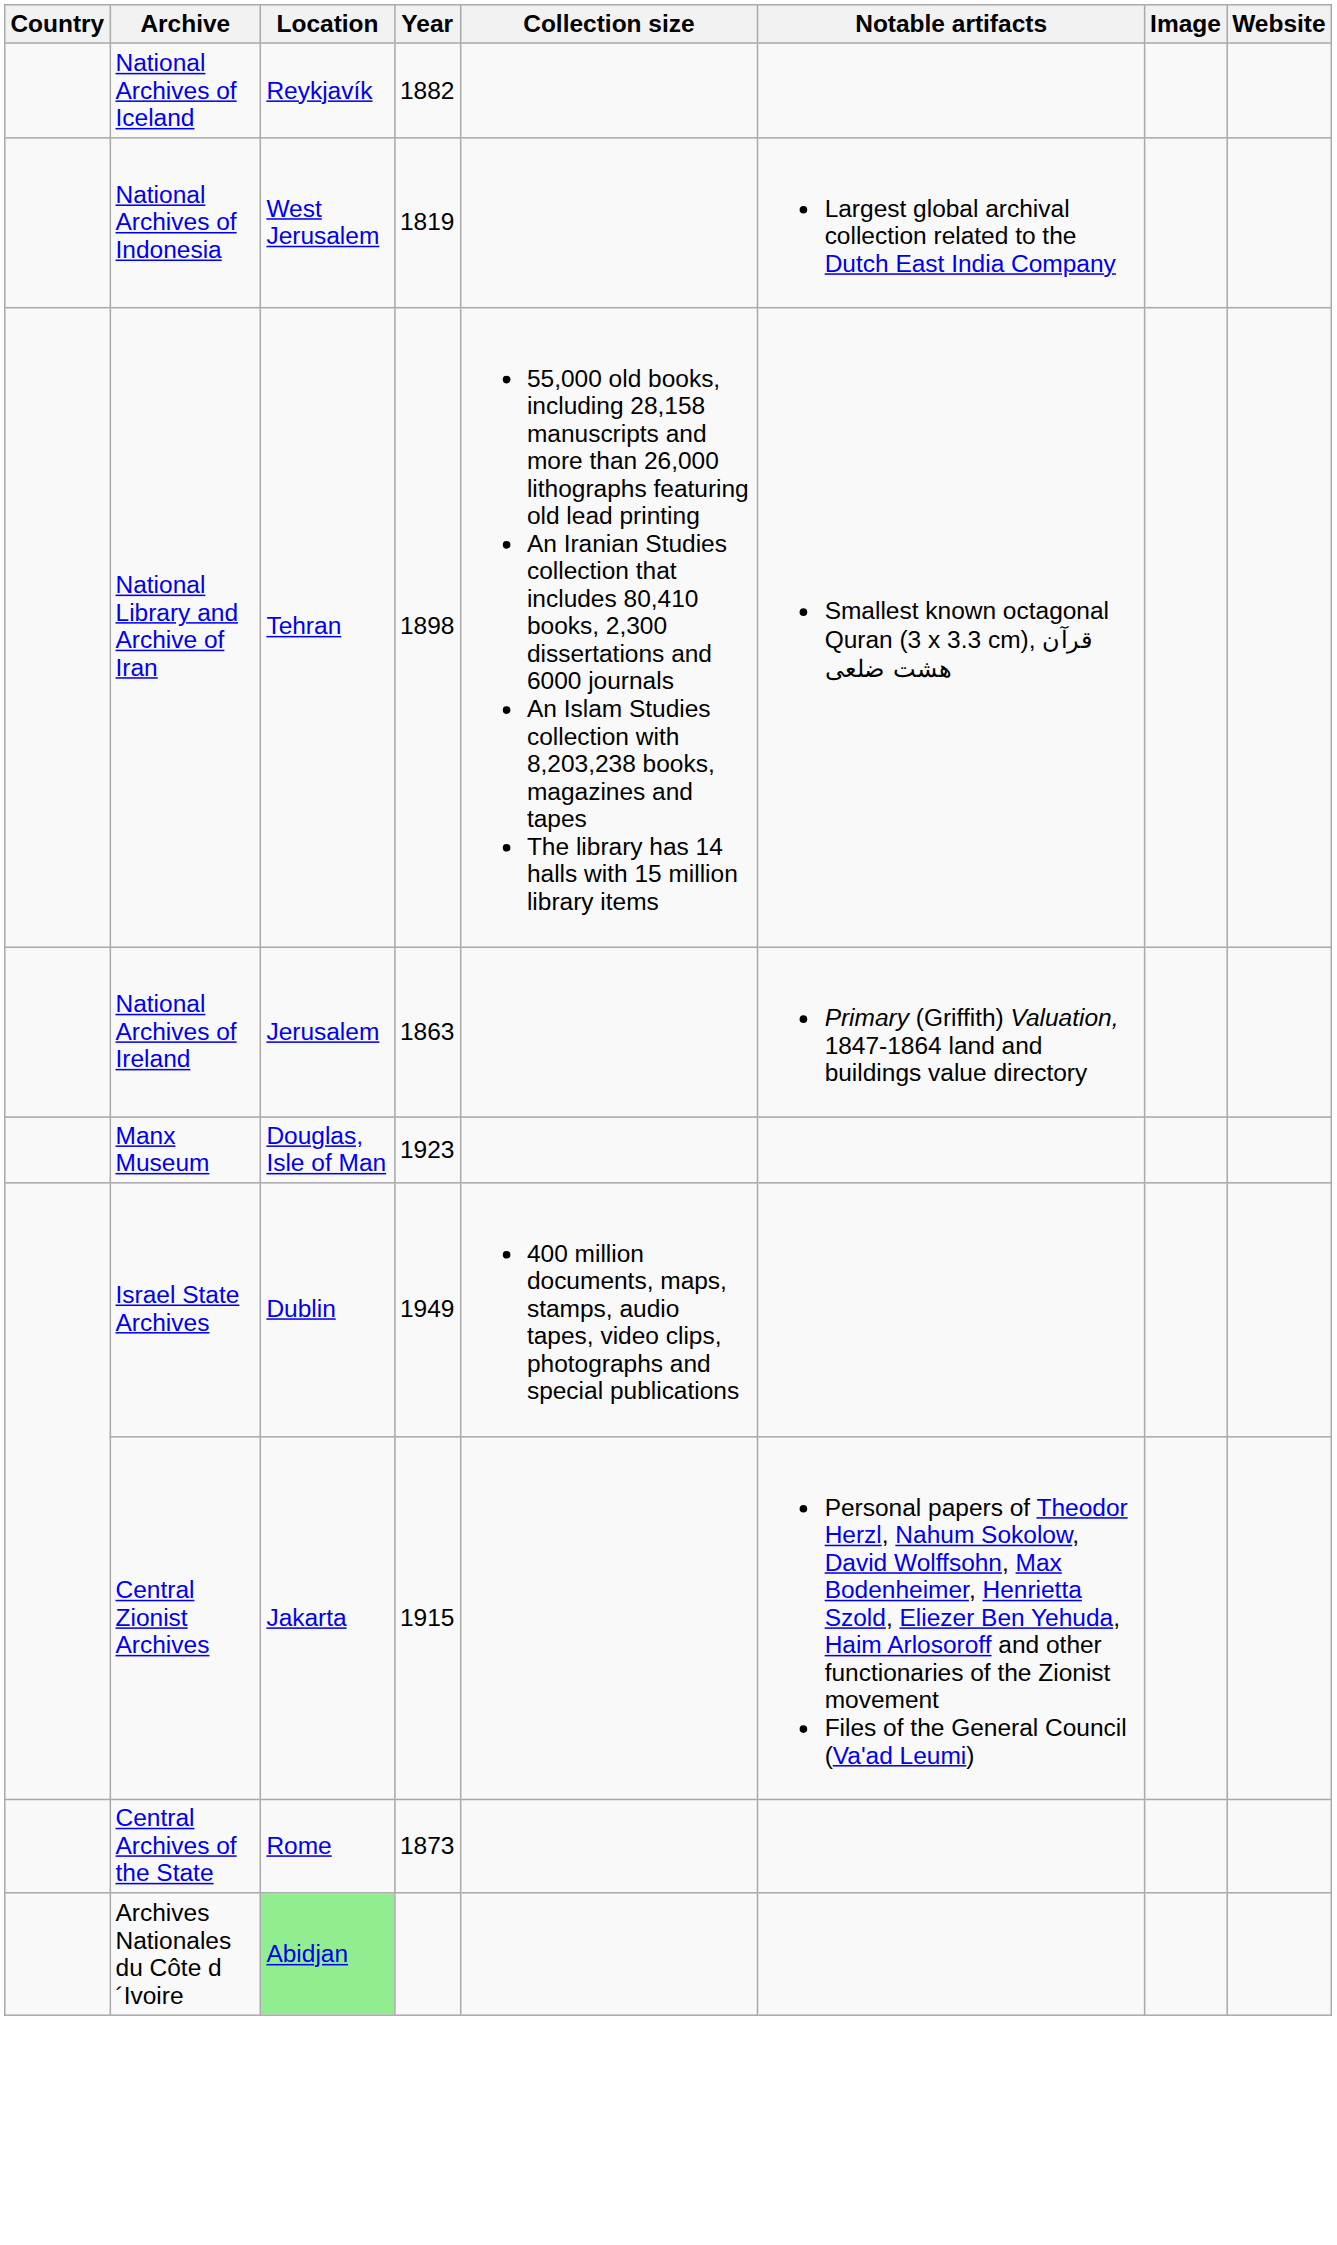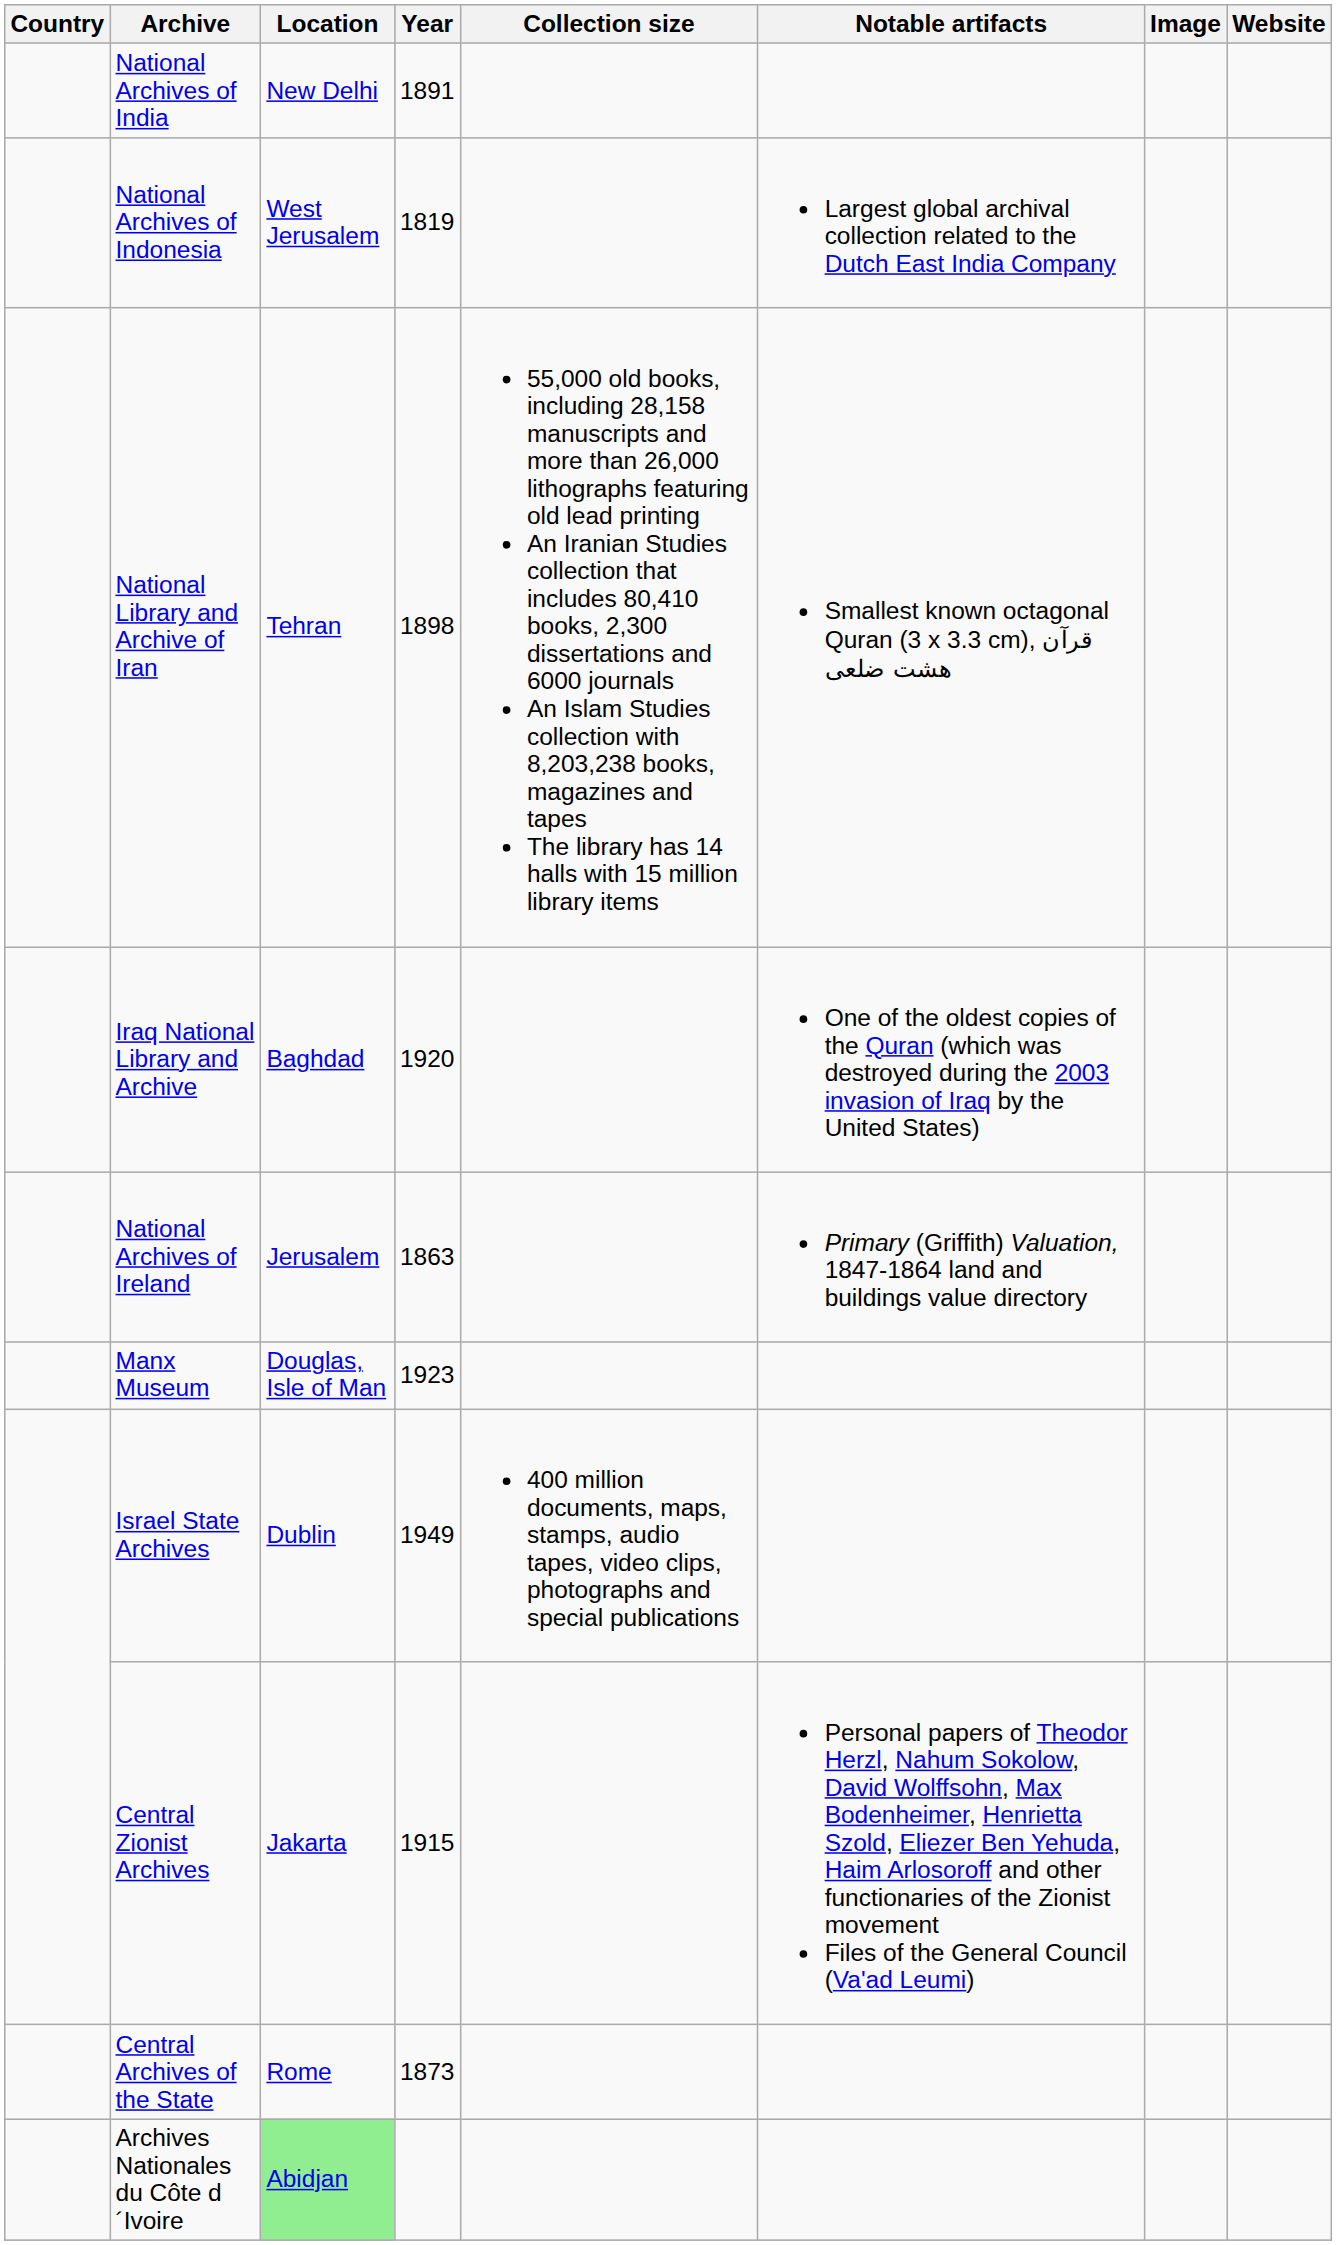- row: (176, 90)
+ row: (176, 90)
+ row: (185, 1058)
